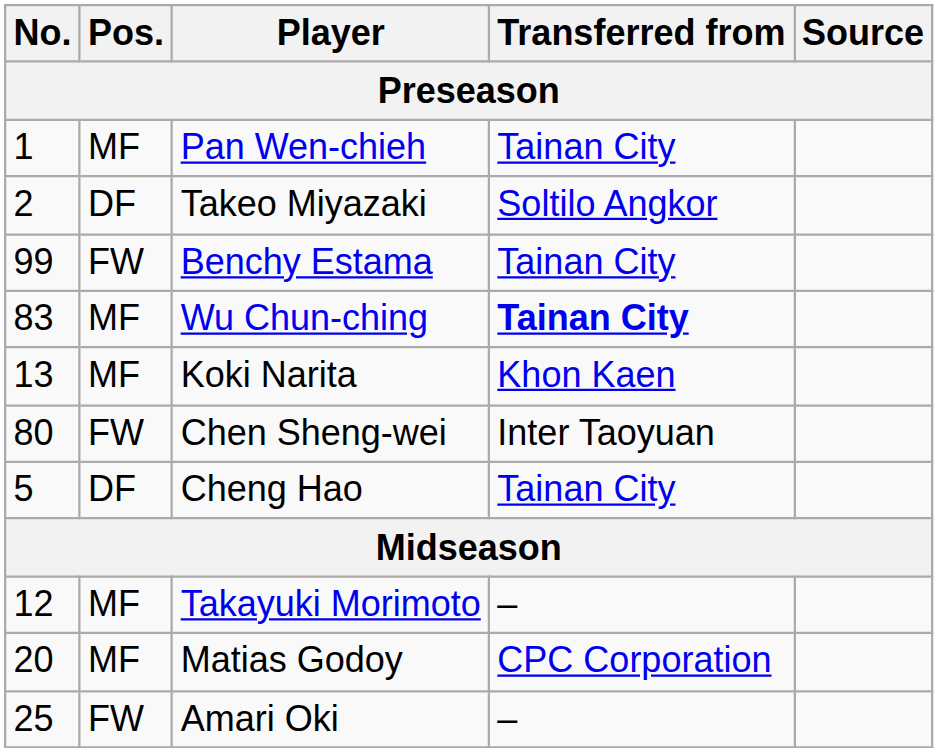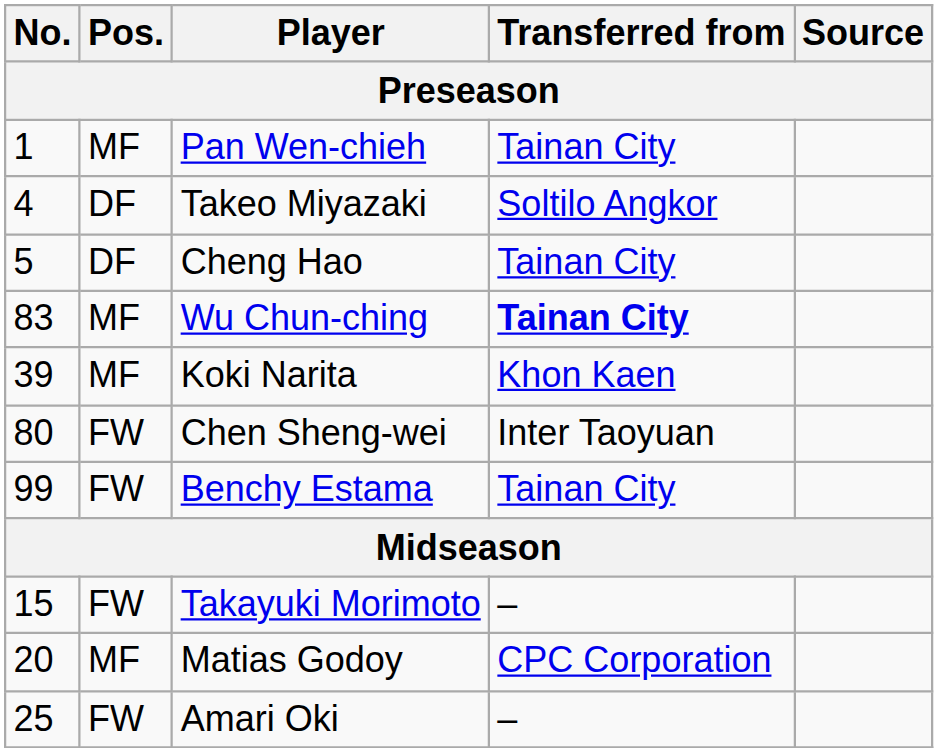(23, 204) 2 -> (23, 204) 4
rows swapped: (272, 489) <-> (307, 261)
(33, 375) 13 -> (33, 375) 39
(33, 603) 12 -> (33, 603) 15
(114, 603) MF -> (116, 603) FW
